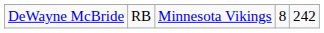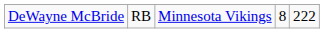(304, 16) 242 -> (304, 16) 222
